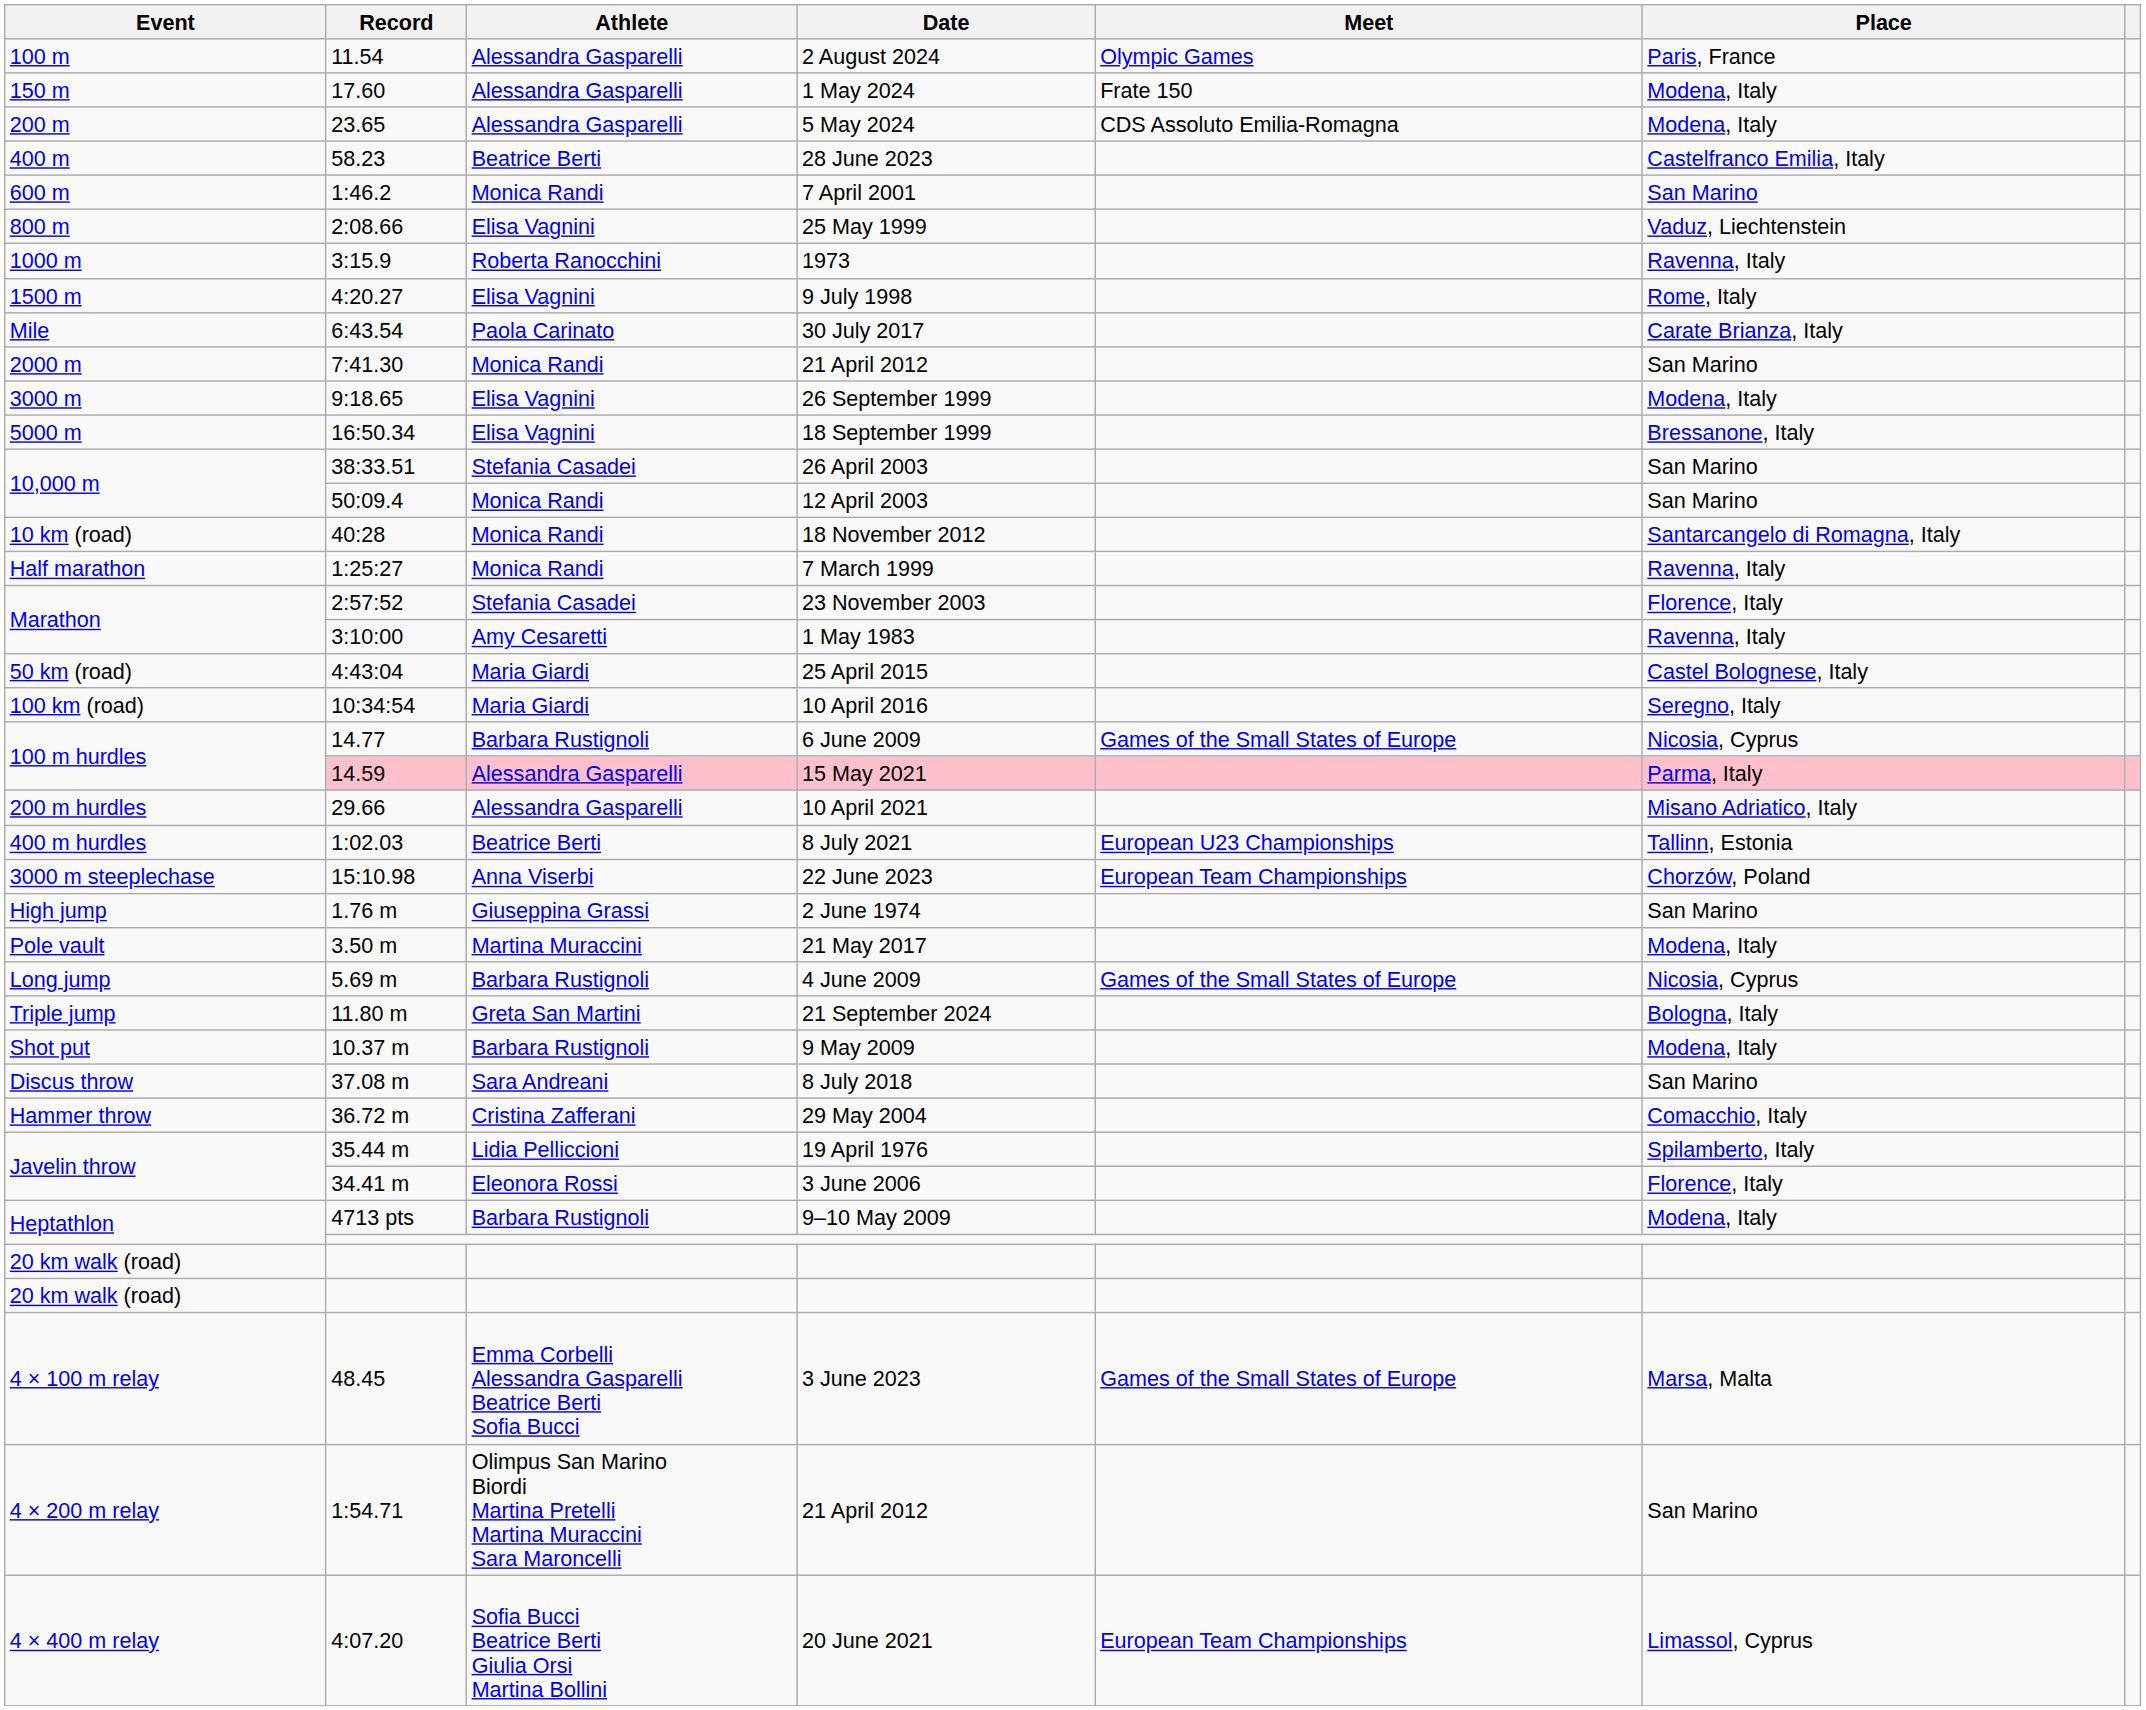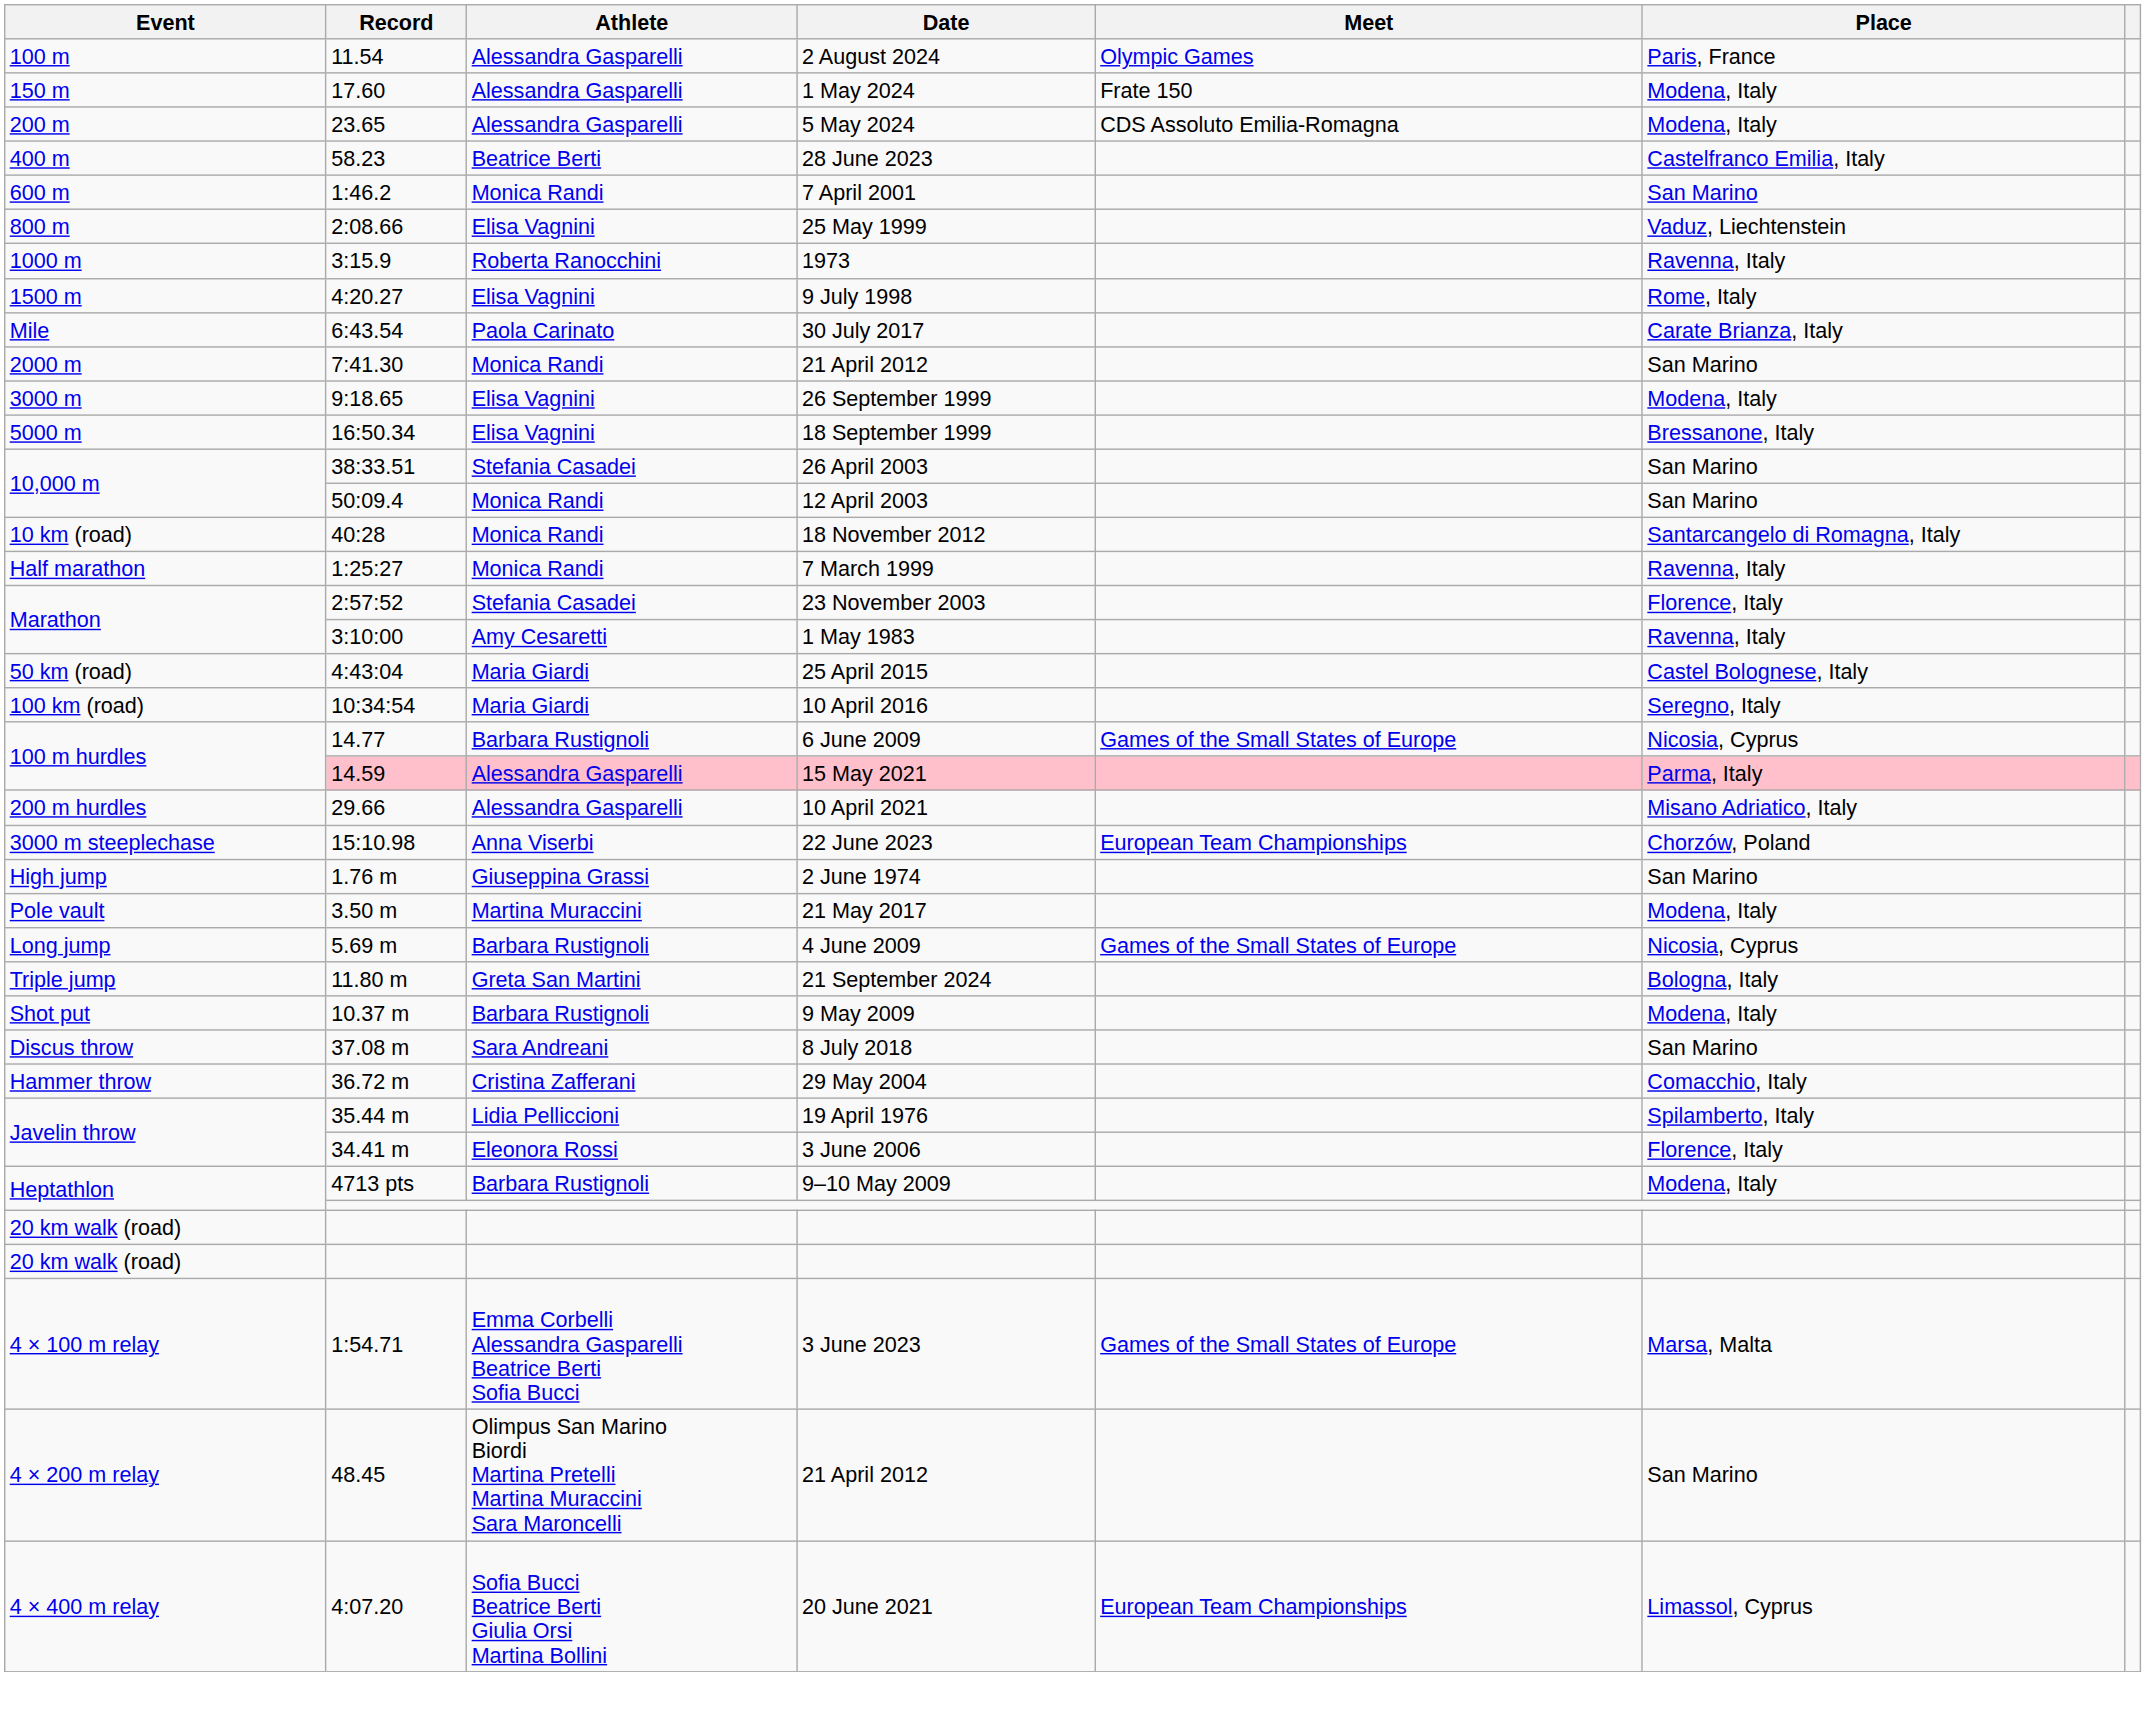- row: (78, 842)
(358, 1379) 48.45 -> (367, 1345) 1:54.71
(367, 1509) 1:54.71 -> (358, 1475) 48.45
